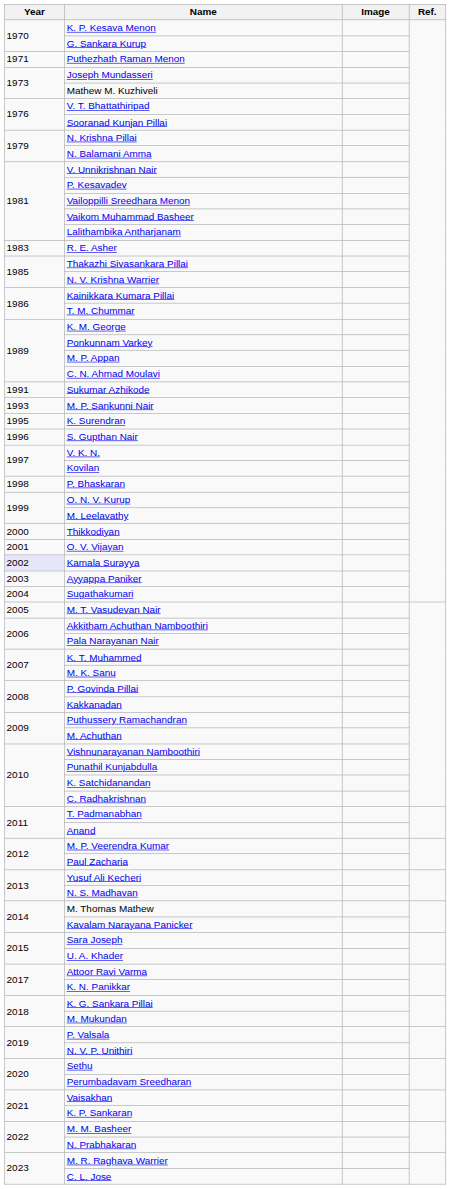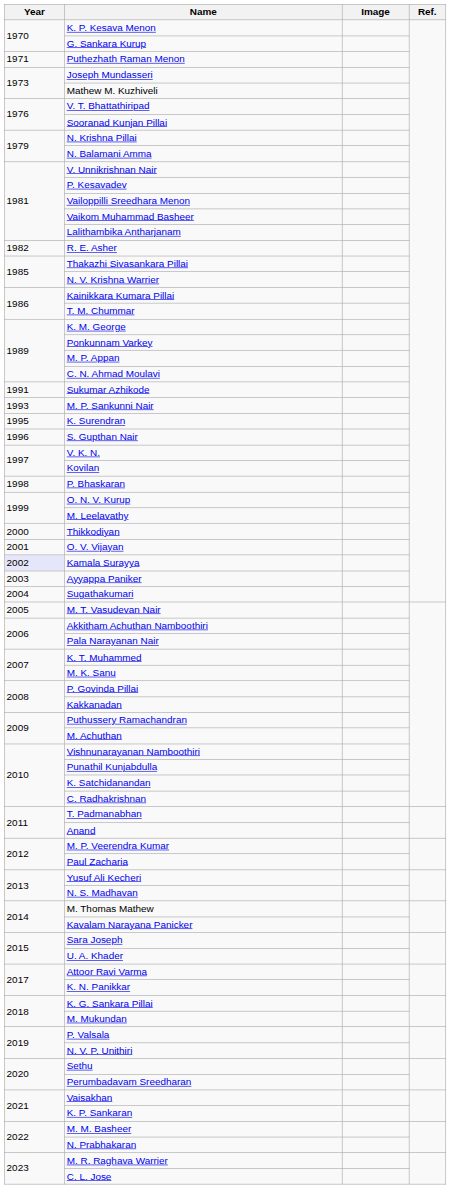(18, 248) 1983 -> (18, 248) 1982
